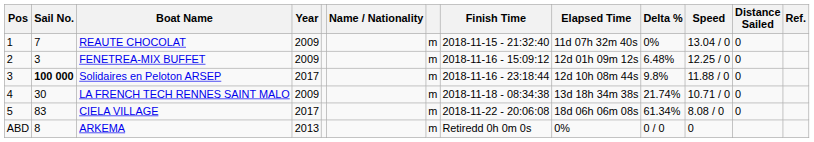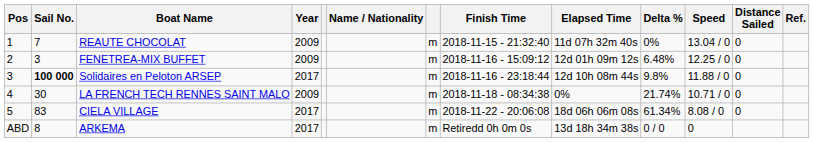(596, 94) 13d 18h 34m 38s -> (562, 94) 0%
(307, 128) 2013 -> (307, 128) 2017
(562, 128) 0% -> (596, 128) 13d 18h 34m 38s
